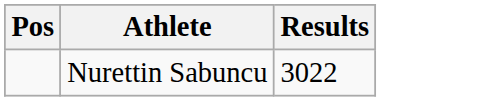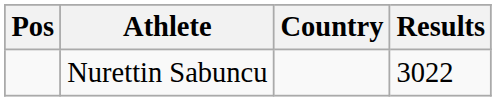+ column: (332, 27)
